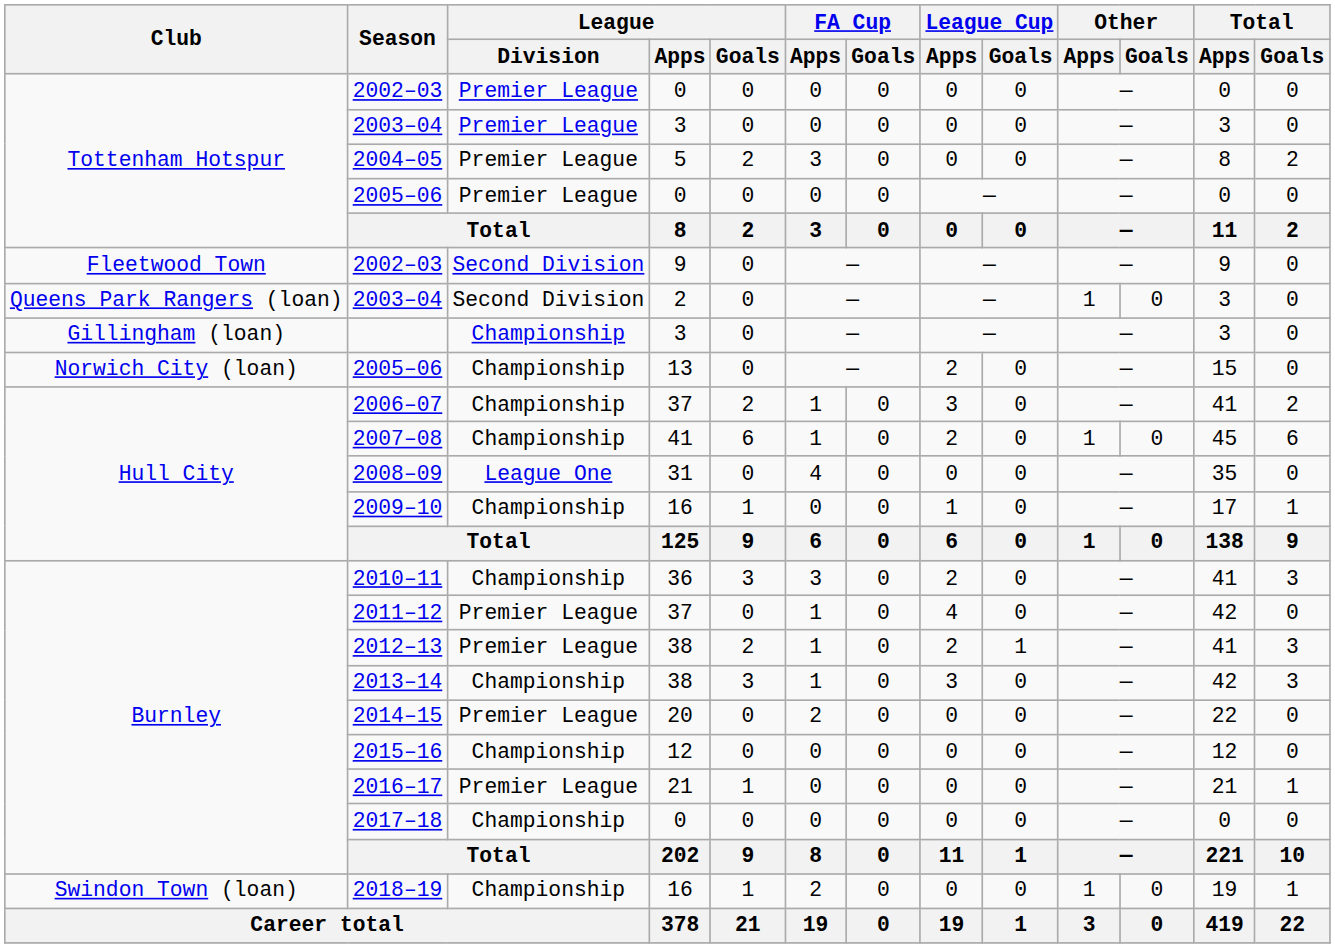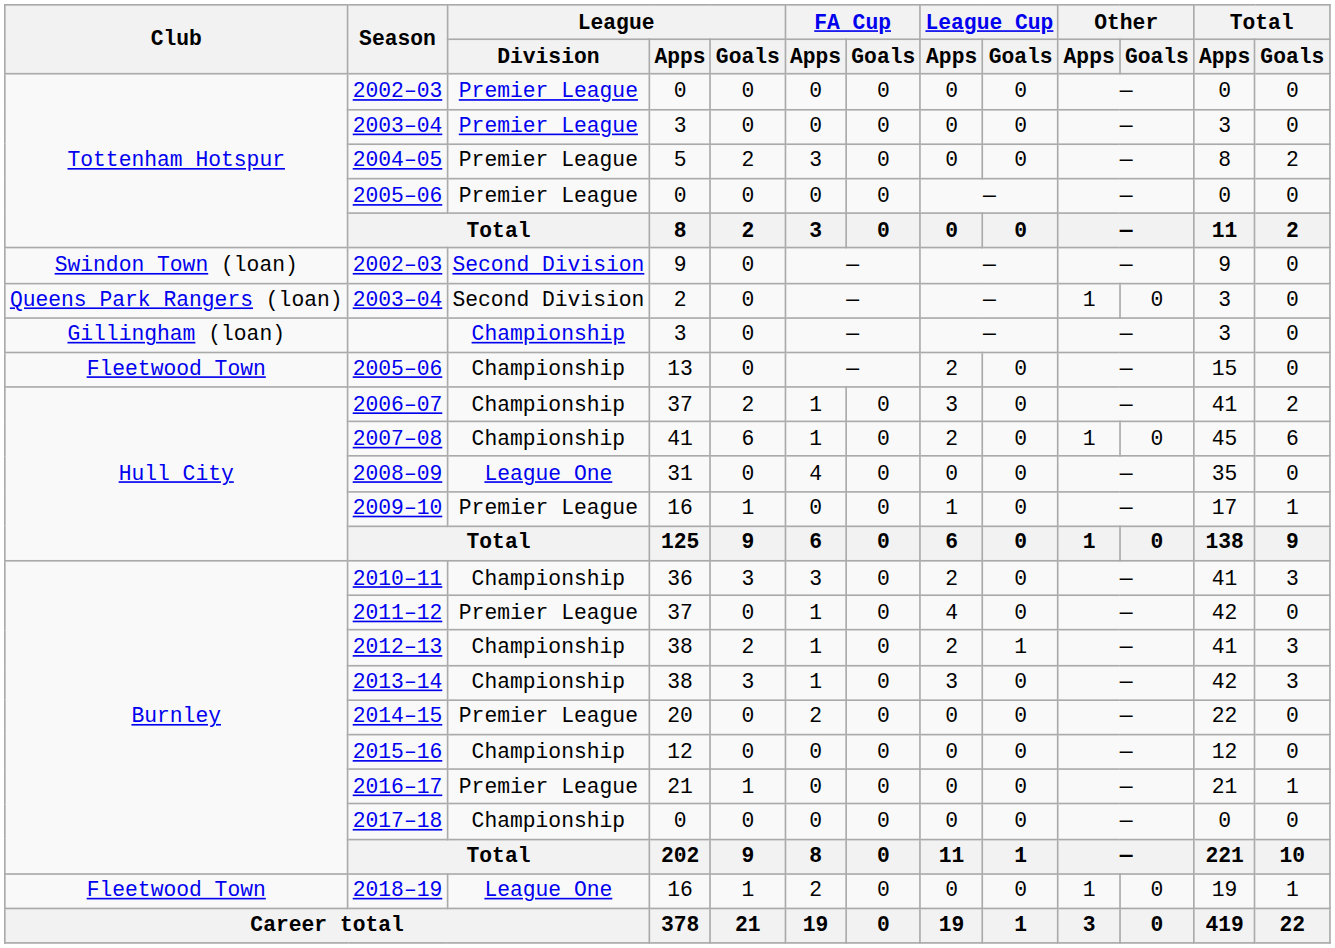(176, 265) Fleetwood Town -> (176, 265) Swindon Town (loan)
(176, 370) Norwich City (loan) -> (176, 370) Fleetwood Town
(548, 509) Championship -> (548, 509) Premier League
(548, 648) Premier League -> (548, 648) Championship
(176, 891) Swindon Town (loan) -> (176, 891) Fleetwood Town
(548, 891) Championship -> (548, 891) League One
